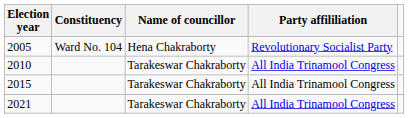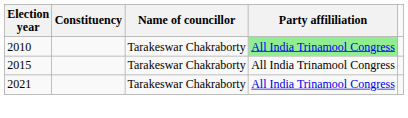- row: (19, 46)
(323, 65) no background -> (323, 46) lightgreen background
